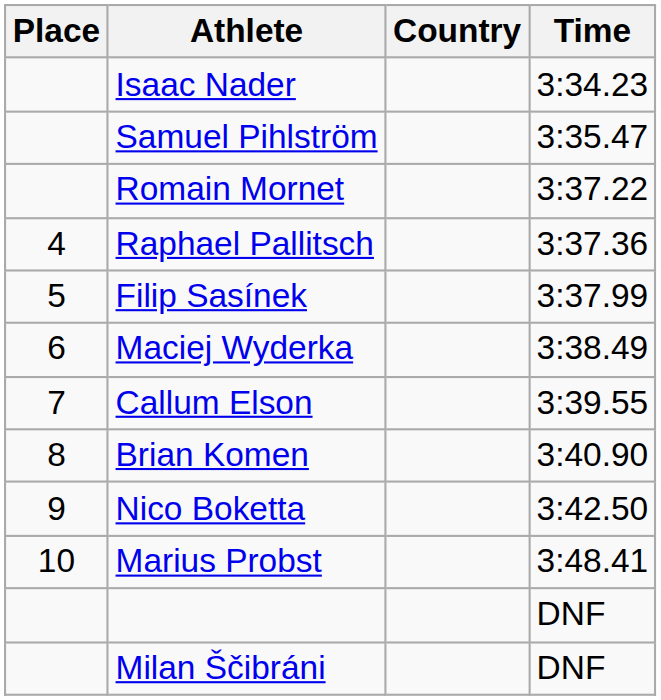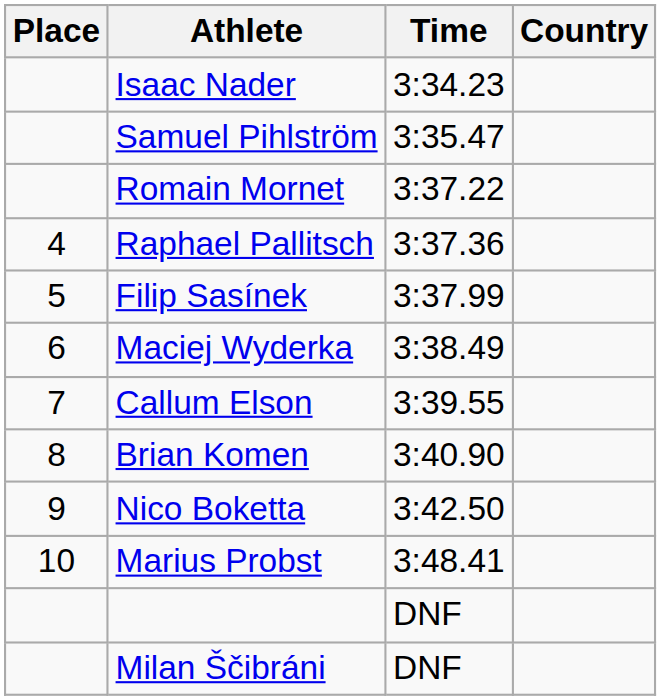columns swapped: (457, 31) <-> (592, 31)
